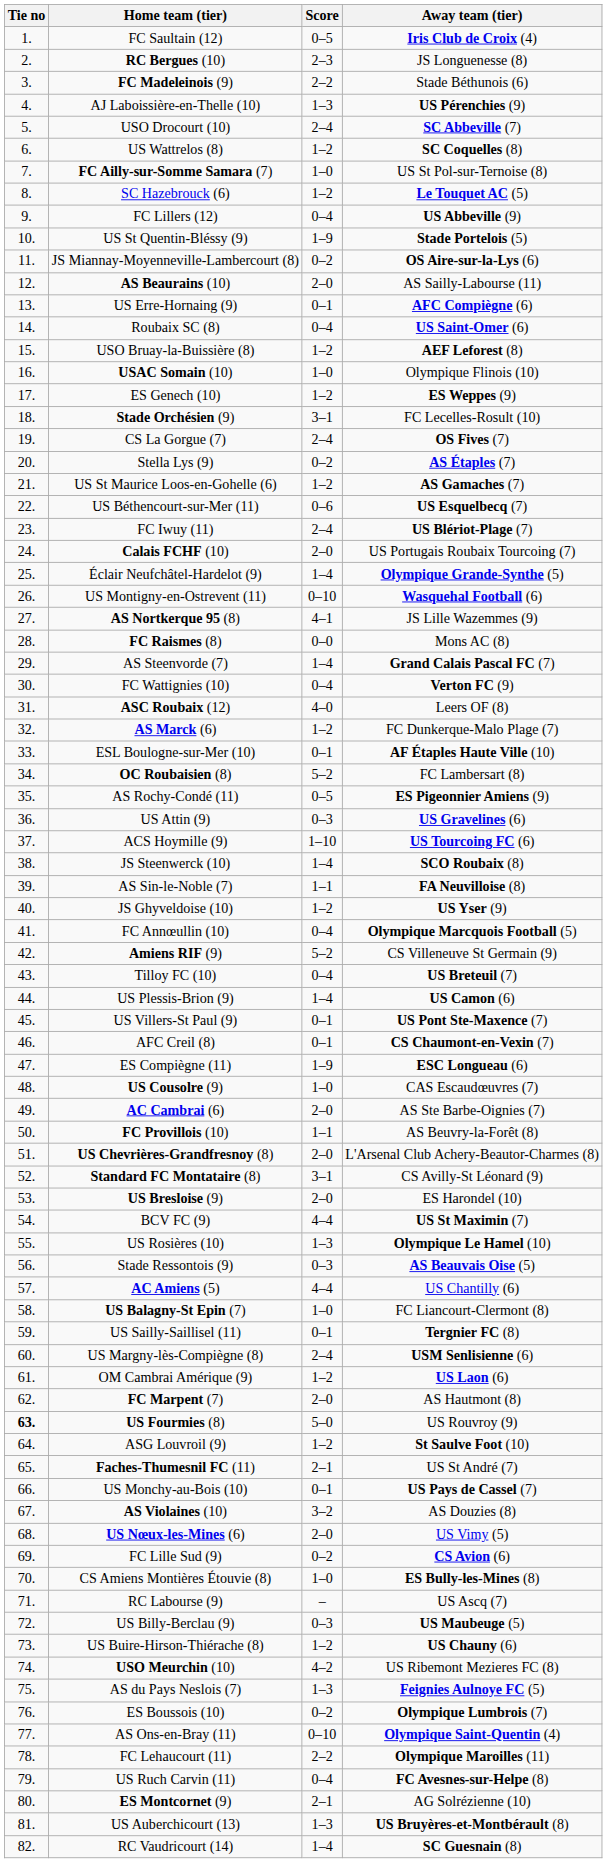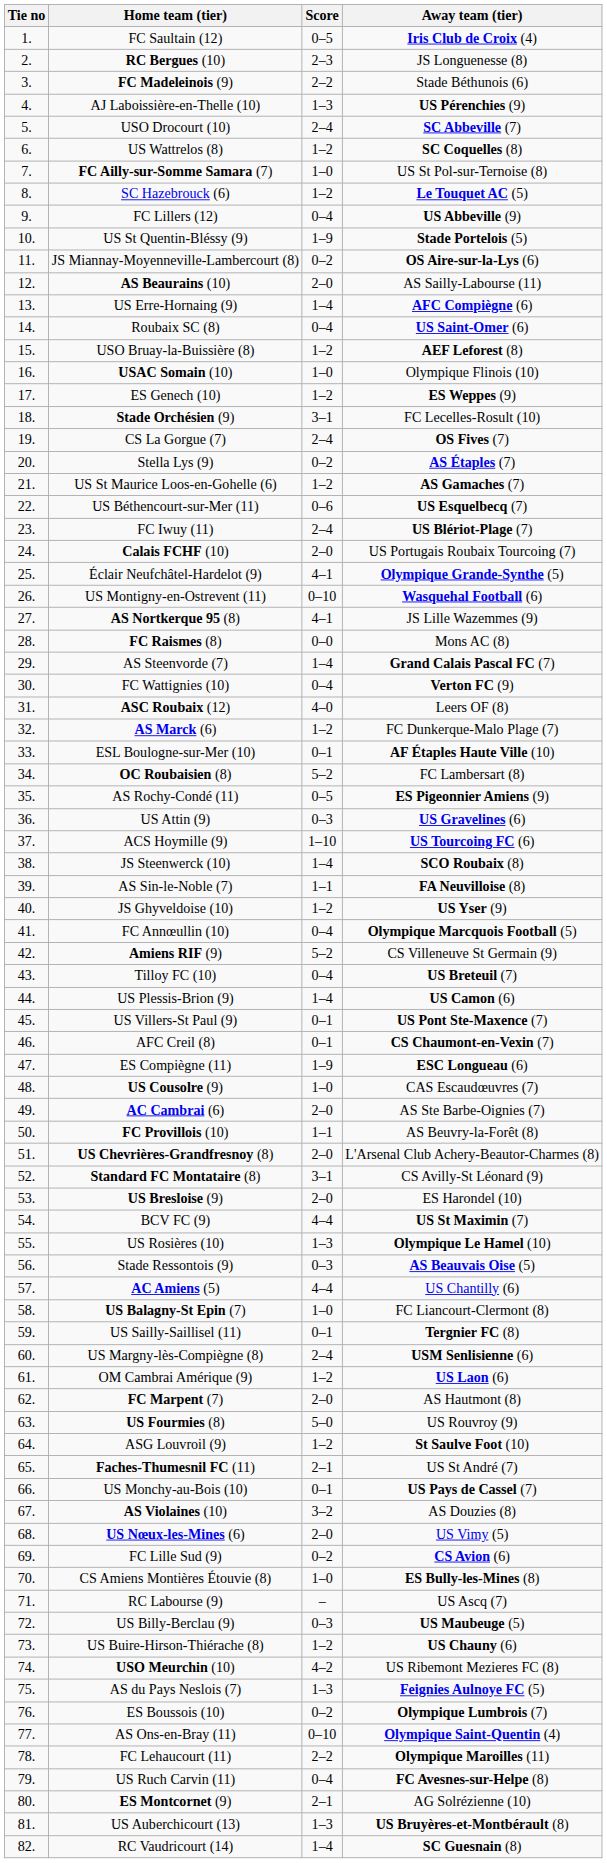(322, 305) 0–1 -> (322, 305) 1–4
(322, 573) 1–4 -> (322, 573) 4–1
(27, 1422) bold -> (27, 1422) normal
